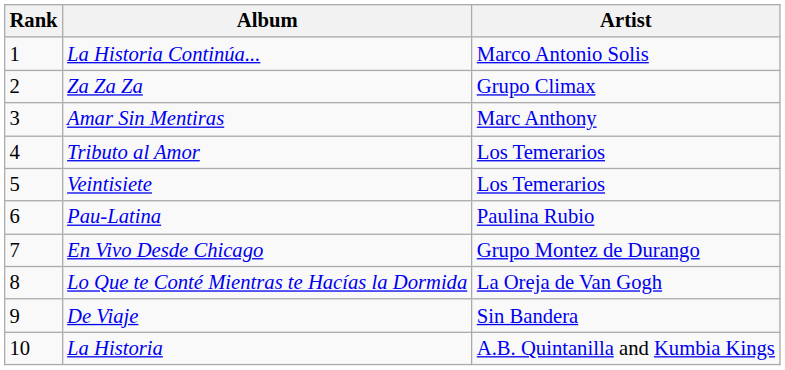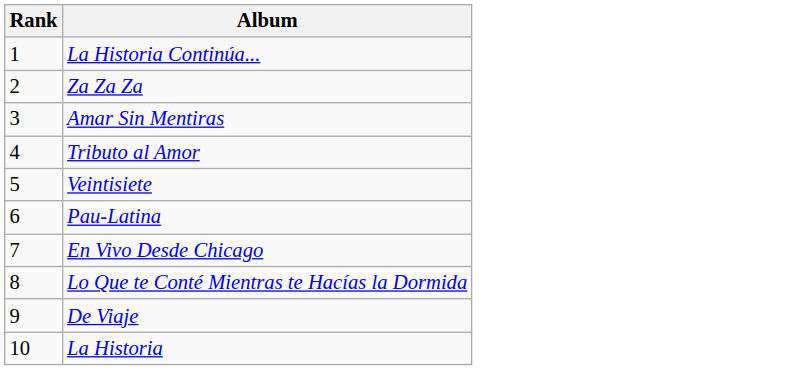- column: (626, 20)
